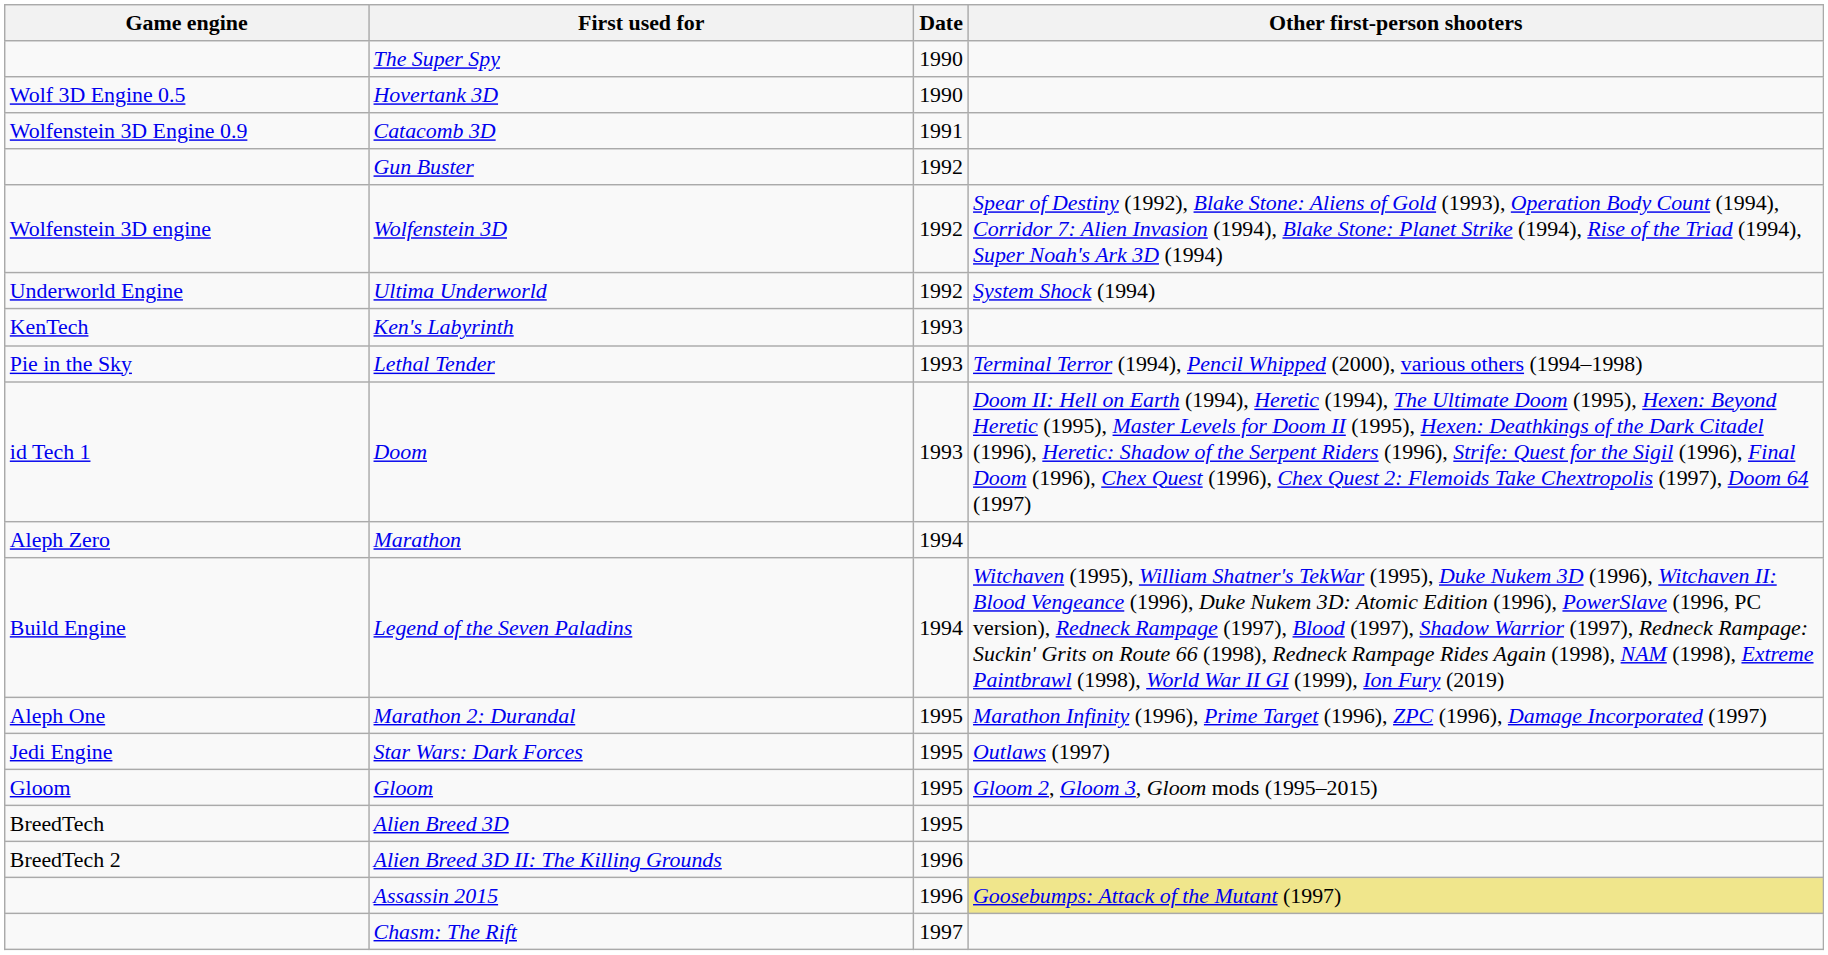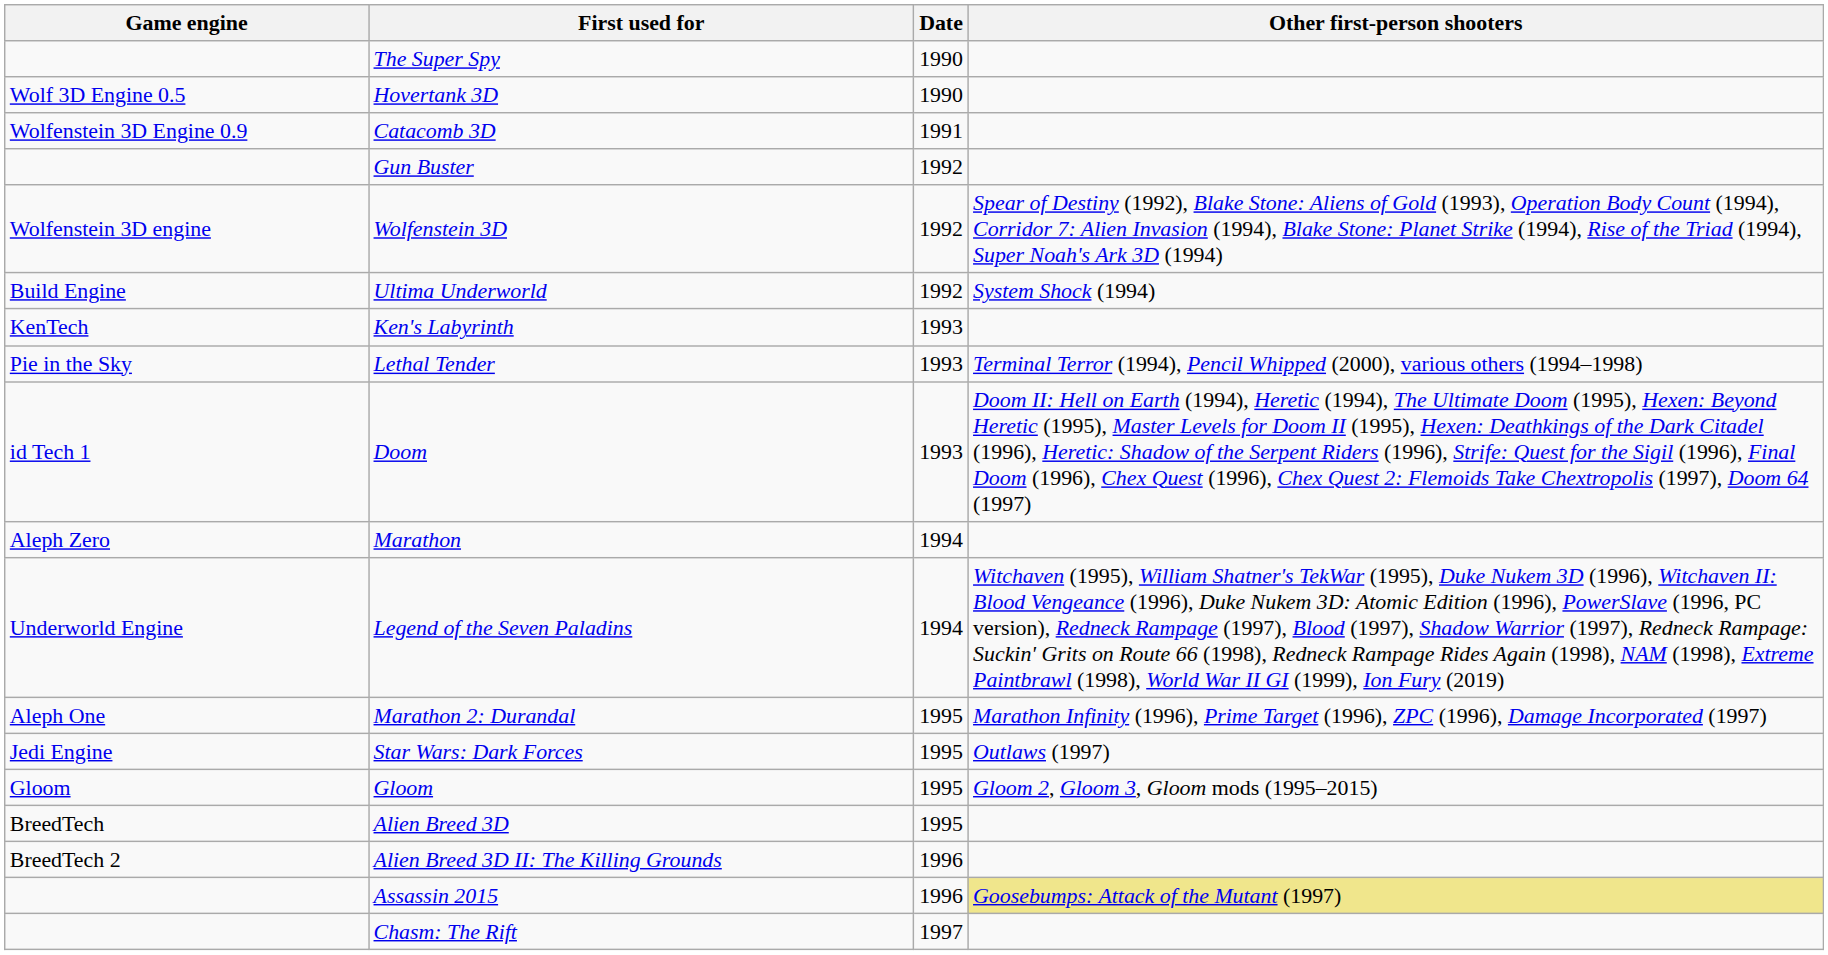(96, 291) Underworld Engine -> (68, 291) Build Engine
(68, 627) Build Engine -> (96, 627) Underworld Engine
